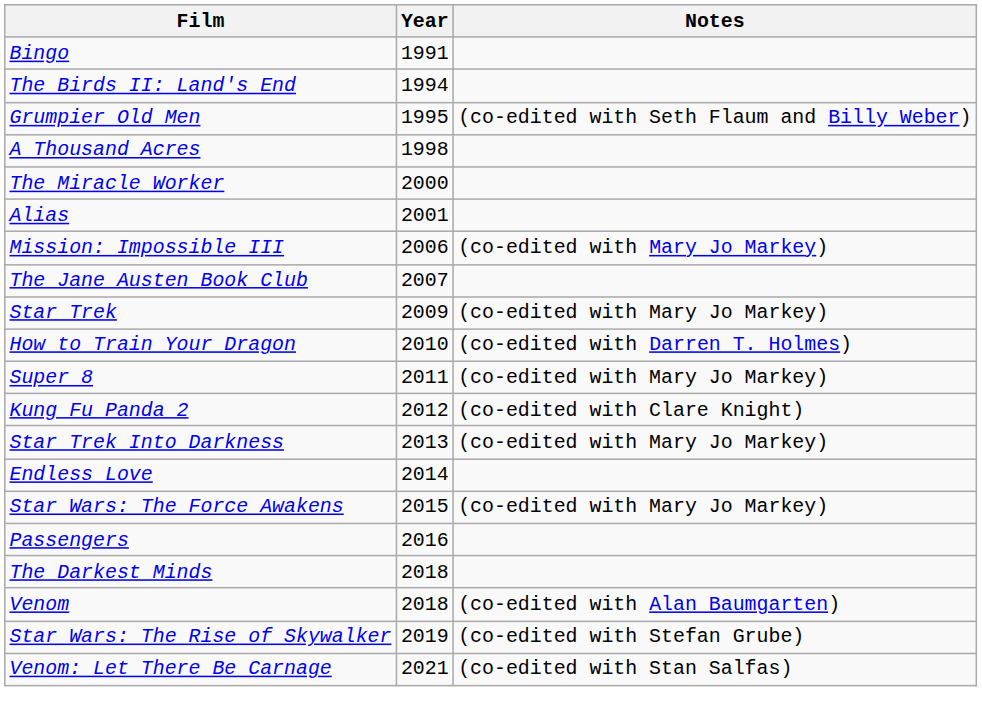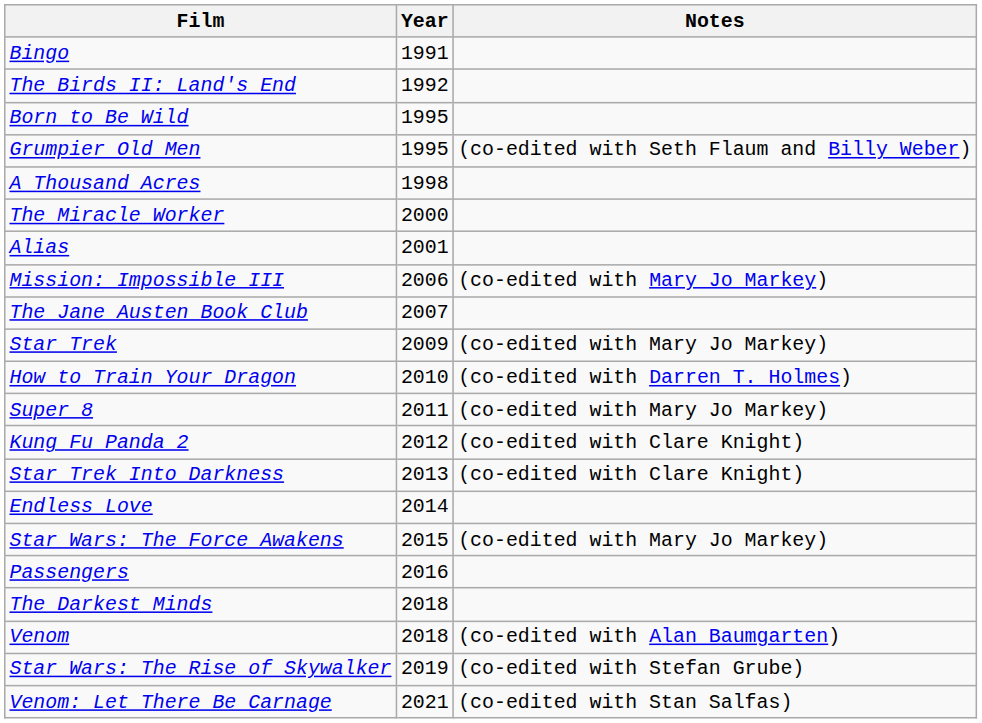(425, 86) 1994 -> (425, 86) 1992
+ row: (99, 118)
(643, 442) (co-edited with Mary Jo Markey) -> (631, 475) (co-edited with Clare Knight)
